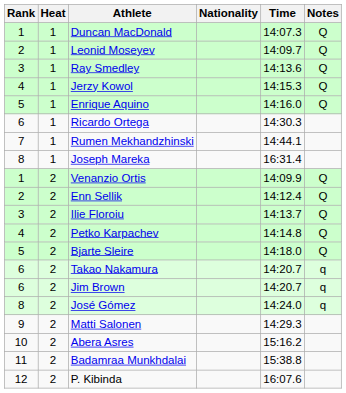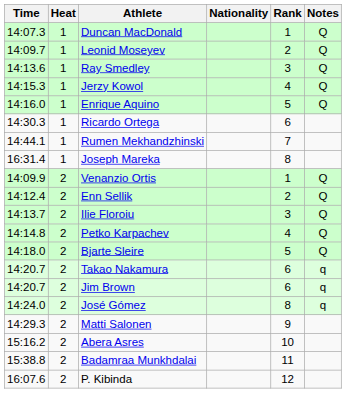columns swapped: (21, 13) <-> (282, 13)
